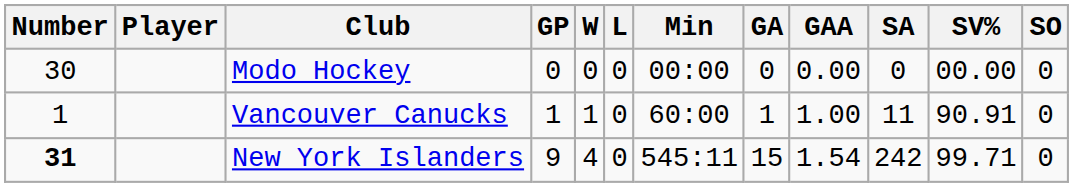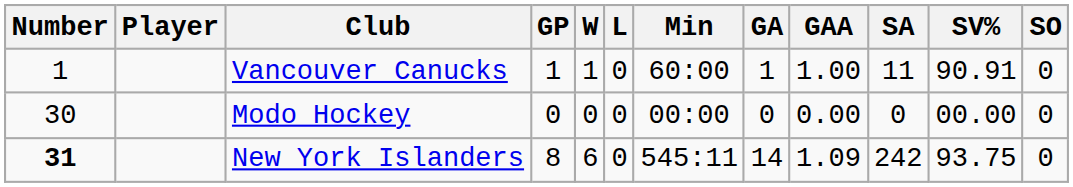rows swapped: (370, 115) <-> (321, 71)
(553, 159) 9 -> (553, 159) 8
(590, 159) 4 -> (590, 159) 6
(767, 159) 15 -> (767, 159) 14
(829, 159) 1.54 -> (829, 159) 1.09
(976, 159) 99.71 -> (976, 159) 93.75
